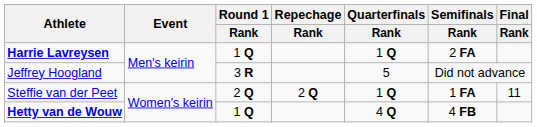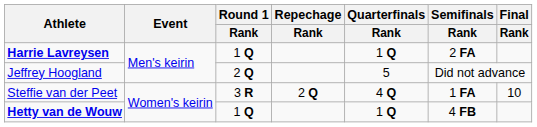(244, 73) 3 R -> (244, 73) 2 Q
(244, 93) 2 Q -> (244, 93) 3 R
(386, 93) 1 Q -> (386, 93) 4 Q
(514, 93) 11 -> (514, 93) 10
(386, 113) 4 Q -> (386, 113) 1 Q
